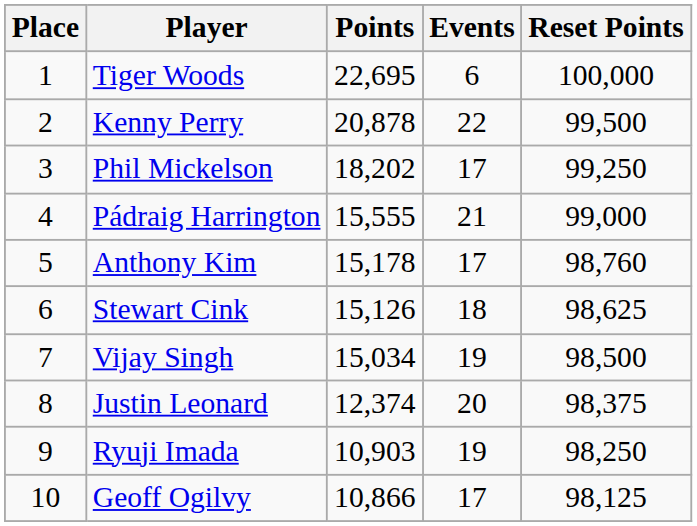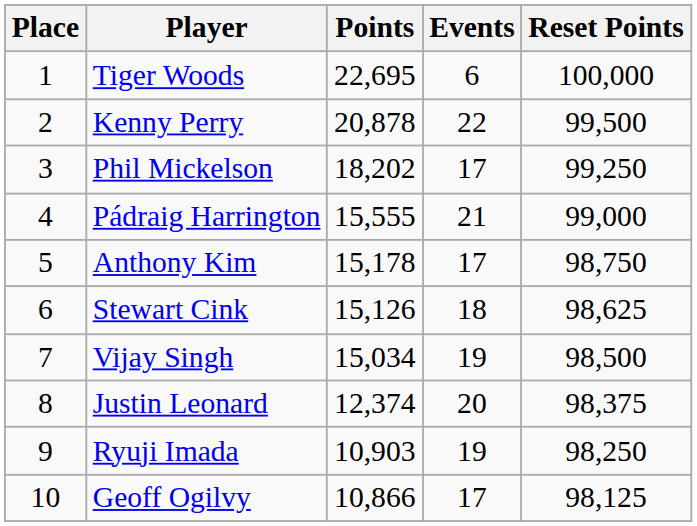(606, 262) 98,760 -> (606, 262) 98,750
